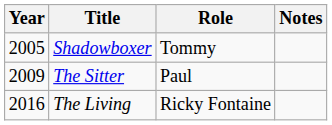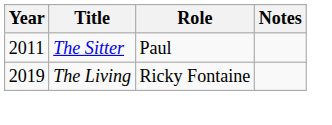- row: (102, 47)
(27, 76) 2009 -> (26, 47) 2011
(27, 104) 2016 -> (27, 76) 2019
